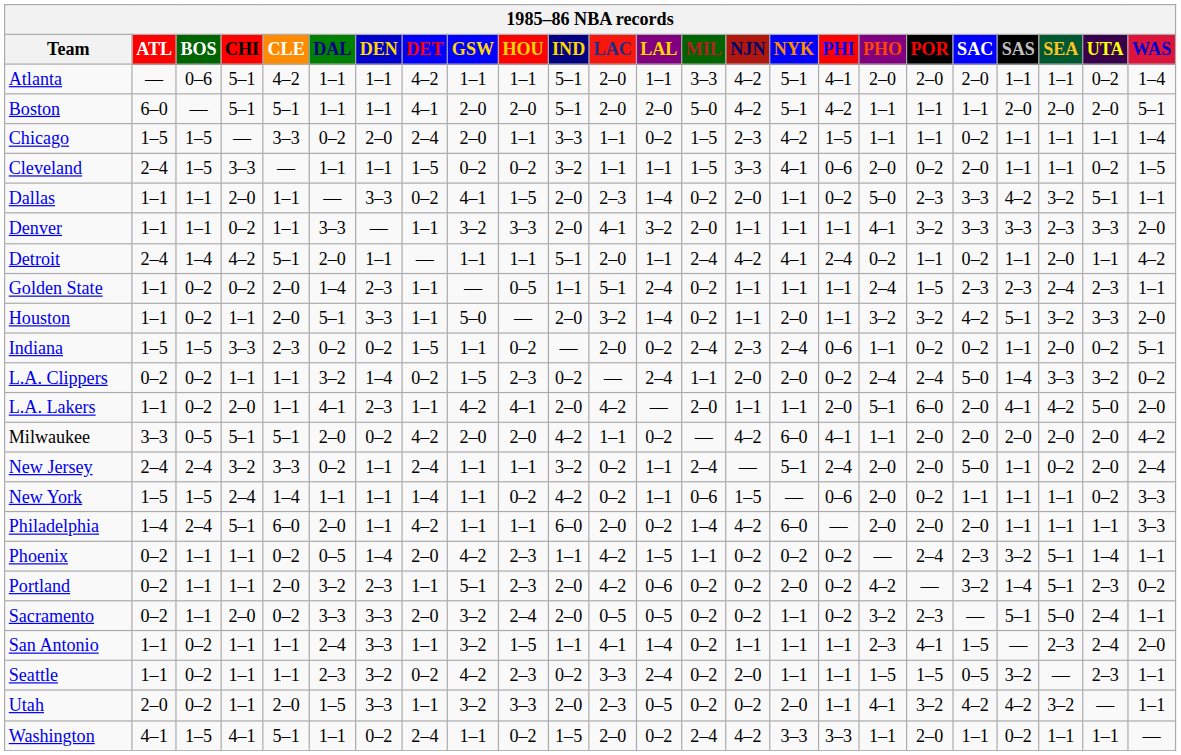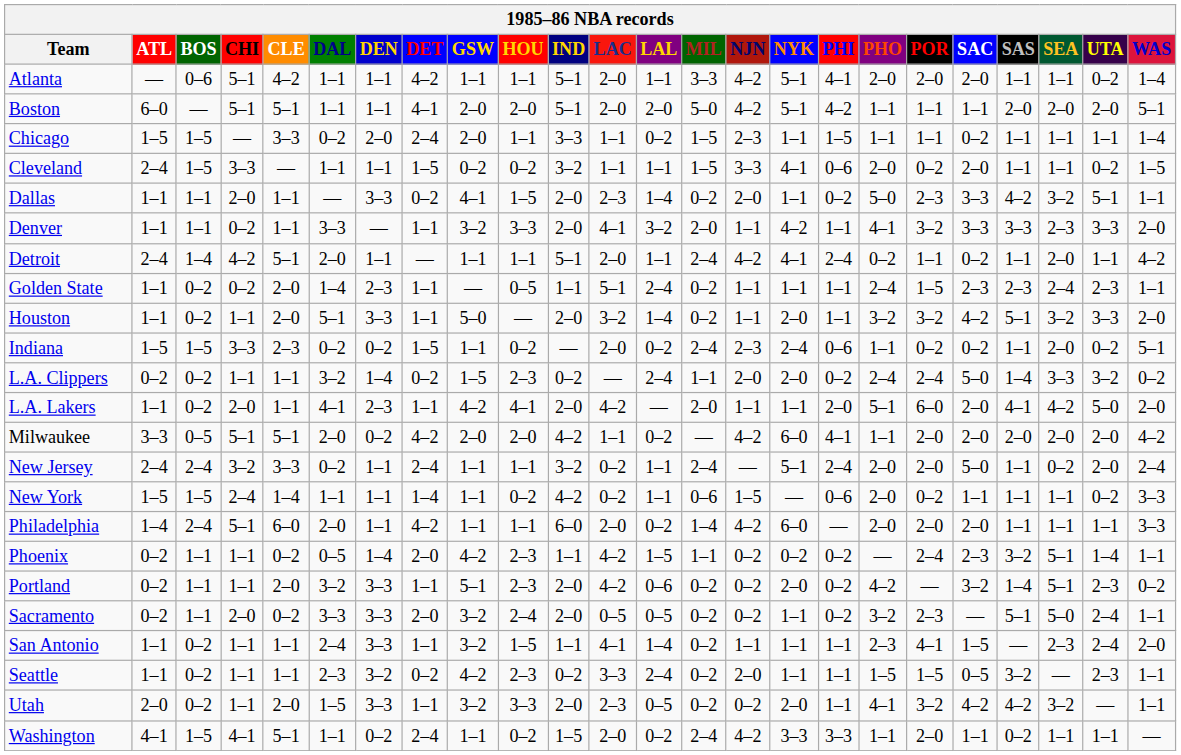(794, 138) 4–2 -> (794, 138) 1–1
(794, 228) 1–1 -> (794, 228) 4–2
(379, 586) 2–3 -> (379, 586) 3–3
